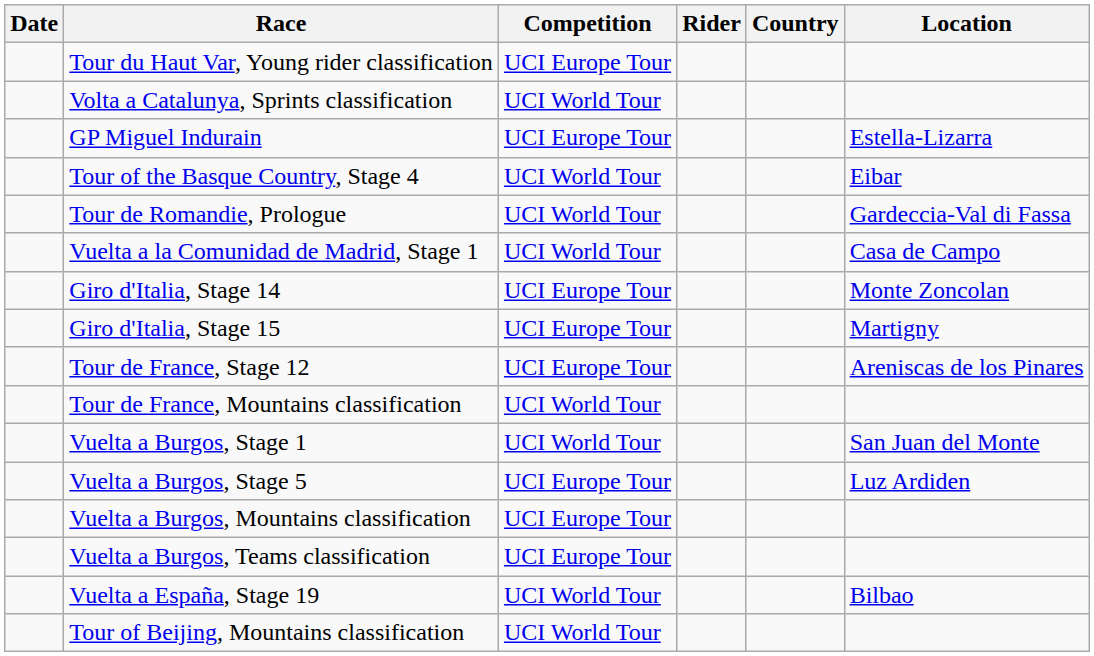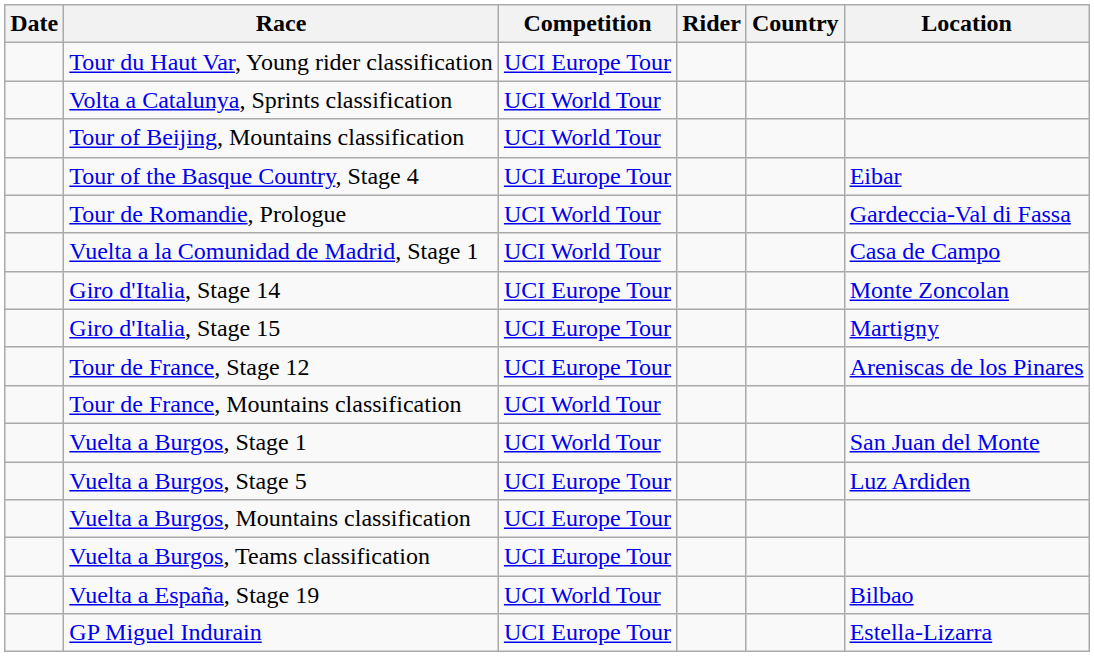rows swapped: (166, 137) <-> (267, 632)
(582, 175) UCI World Tour -> (588, 175) UCI Europe Tour
